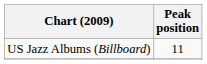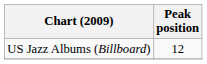(178, 48) 11 -> (178, 48) 12
